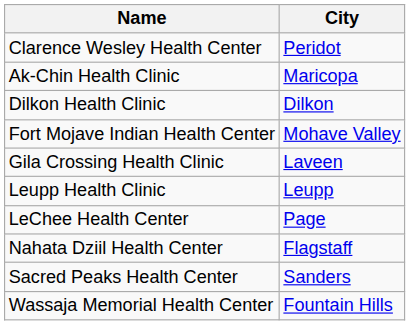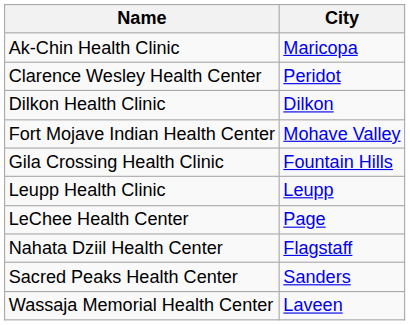rows swapped: (94, 76) <-> (135, 47)
(313, 162) Laveen -> (338, 162) Fountain Hills
(338, 305) Fountain Hills -> (313, 305) Laveen
